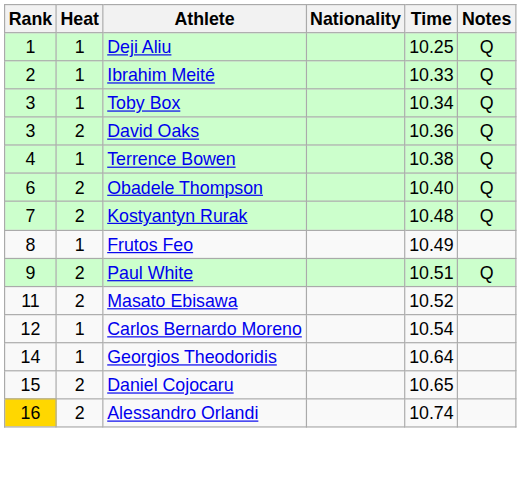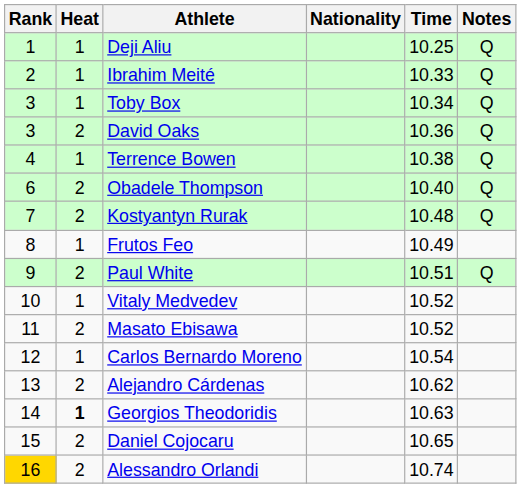+ row: (172, 300)
+ row: (186, 385)
(80, 357) normal -> (80, 413) bold
(431, 357) 10.64 -> (431, 413) 10.63
